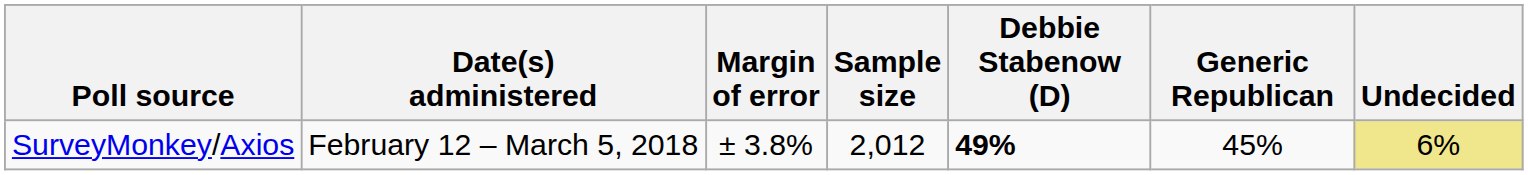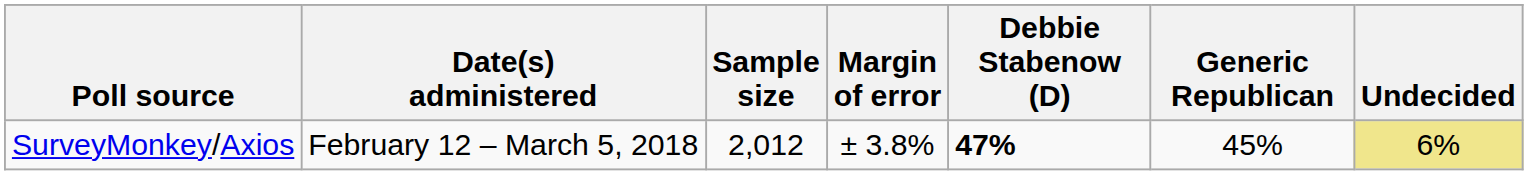columns swapped: (887, 79) <-> (766, 79)
(985, 144) 49% -> (985, 144) 47%
